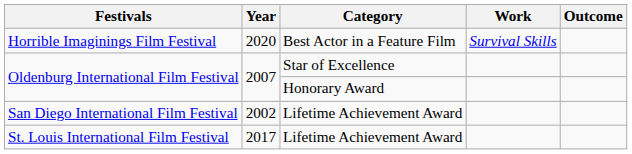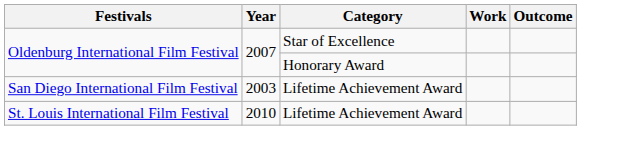- row: (112, 40)
(261, 112) 2002 -> (261, 88) 2003
(261, 137) 2017 -> (261, 112) 2010
